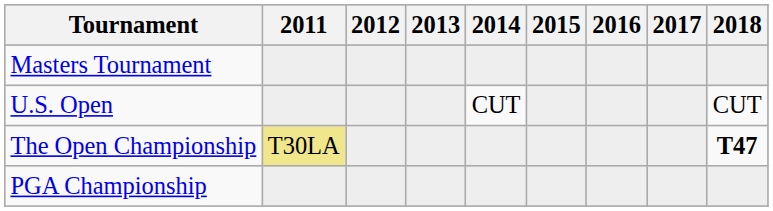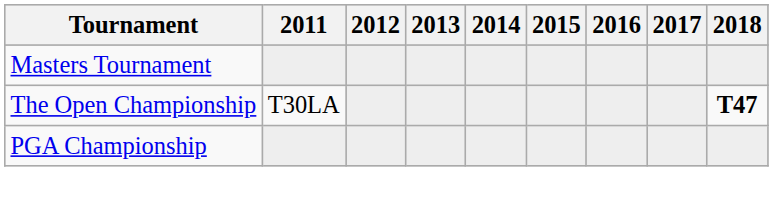- row: (62, 105)
(304, 145) khaki background -> (304, 105) no background
